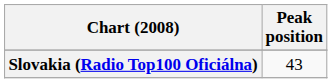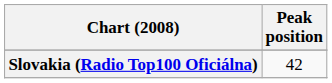(294, 63) 43 -> (294, 63) 42
